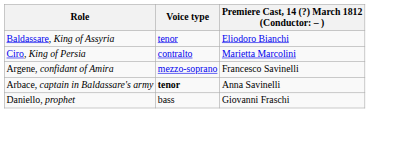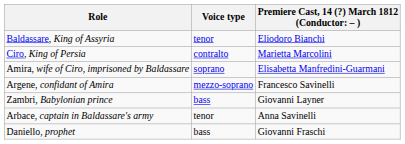+ row: (98, 69)
+ row: (60, 100)
(169, 85) bold -> (204, 116) normal
